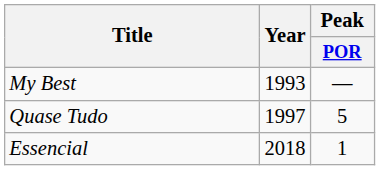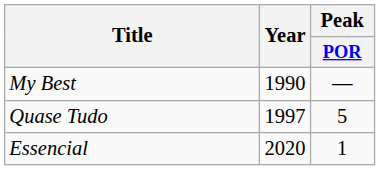(285, 83) 1993 -> (285, 83) 1990
(285, 148) 2018 -> (285, 148) 2020
